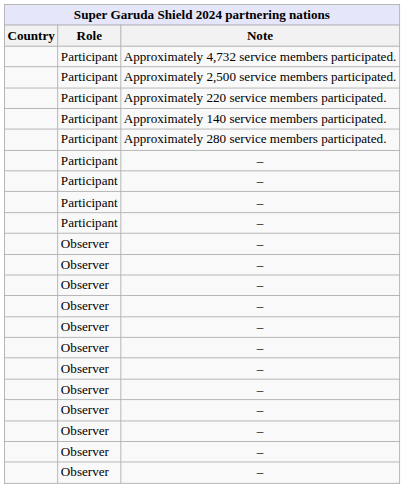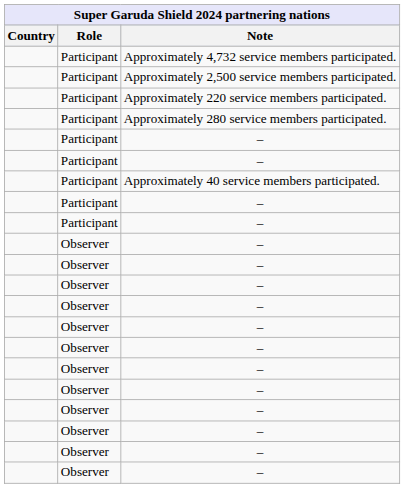- row: (89, 118)
+ row: (89, 181)
